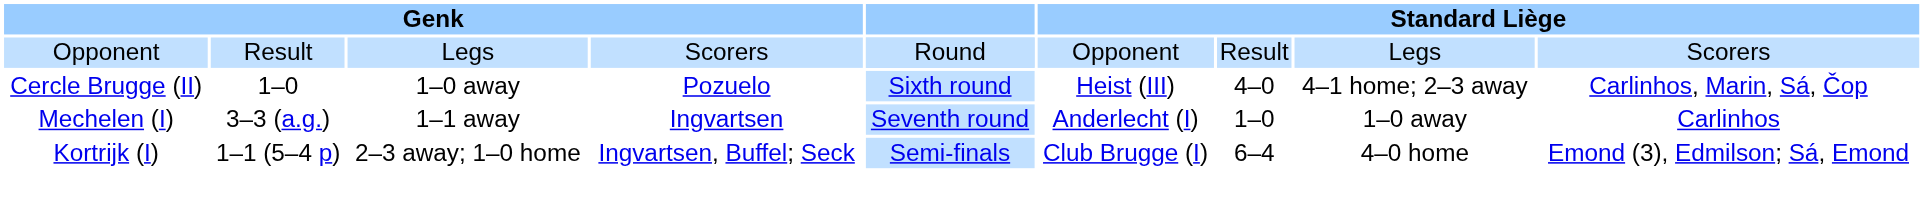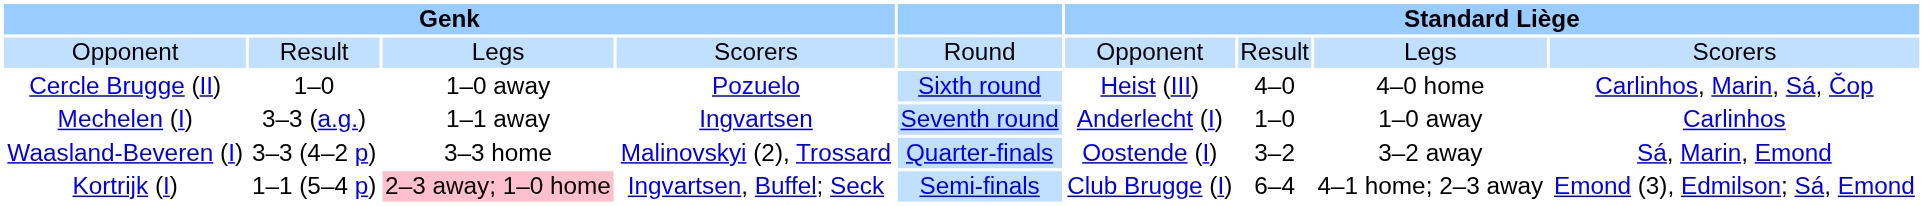(1415, 85) 4–1 home; 2–3 away -> (1430, 85) 4–0 home
+ row: (125, 152)
(468, 152) no background -> (498, 186) pink background
(1415, 152) 4–0 home -> (1430, 186) 4–1 home; 2–3 away
